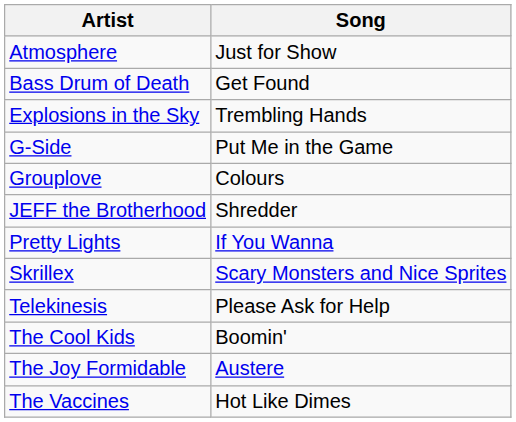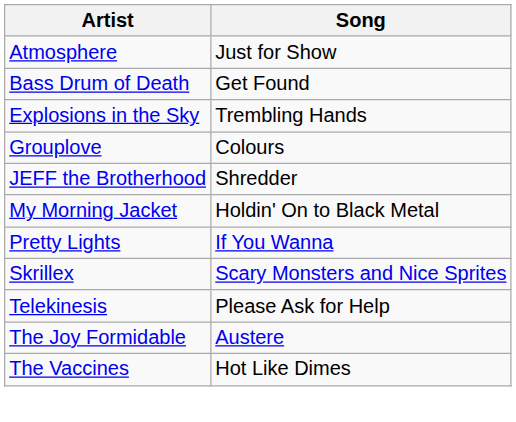- row: (40, 147)
+ row: (93, 210)
- row: (72, 337)
